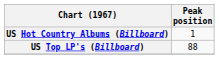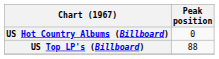(193, 34) 1 -> (193, 34) 0
